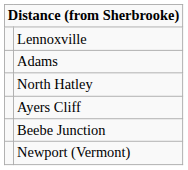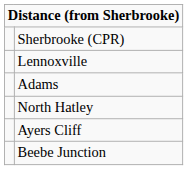+ row: (71, 38)
- row: (74, 152)
